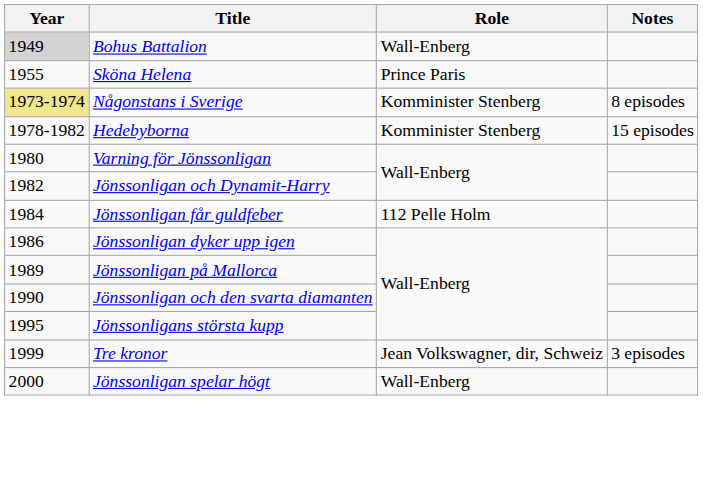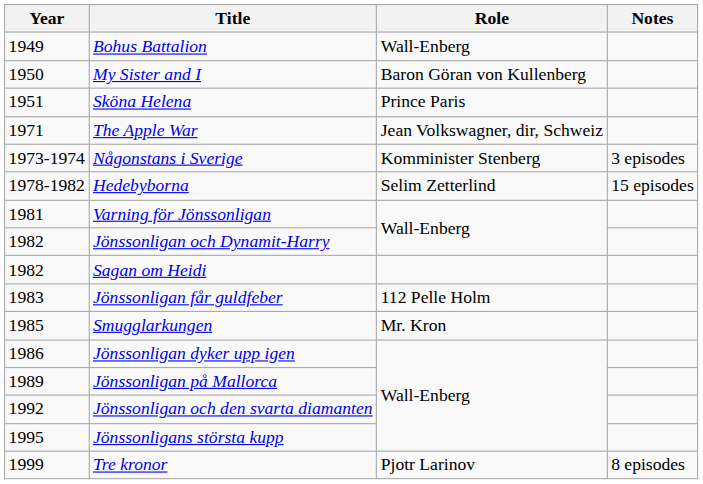(26, 46) lightgrey background -> (26, 46) no background
+ row: (147, 74)
(26, 74) 1955 -> (26, 102) 1951
+ row: (145, 130)
(47, 102) khaki background -> (47, 158) no background
(648, 102) 8 episodes -> (648, 158) 3 episodes
(460, 130) Komminister Stenberg -> (438, 185) Selim Zetterlind
(26, 158) 1980 -> (26, 213) 1981
+ row: (150, 269)
(26, 213) 1984 -> (26, 297) 1983
+ row: (153, 325)
(26, 297) 1990 -> (26, 409) 1992
(492, 353) Jean Volkswagner, dir, Schweiz -> (428, 465) Pjotr Larinov
(648, 353) 3 episodes -> (648, 465) 8 episodes
- row: (181, 381)
